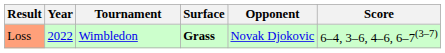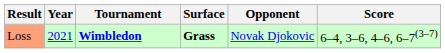(60, 36) 2022 -> (60, 36) 2021
(108, 36) normal -> (110, 36) bold
